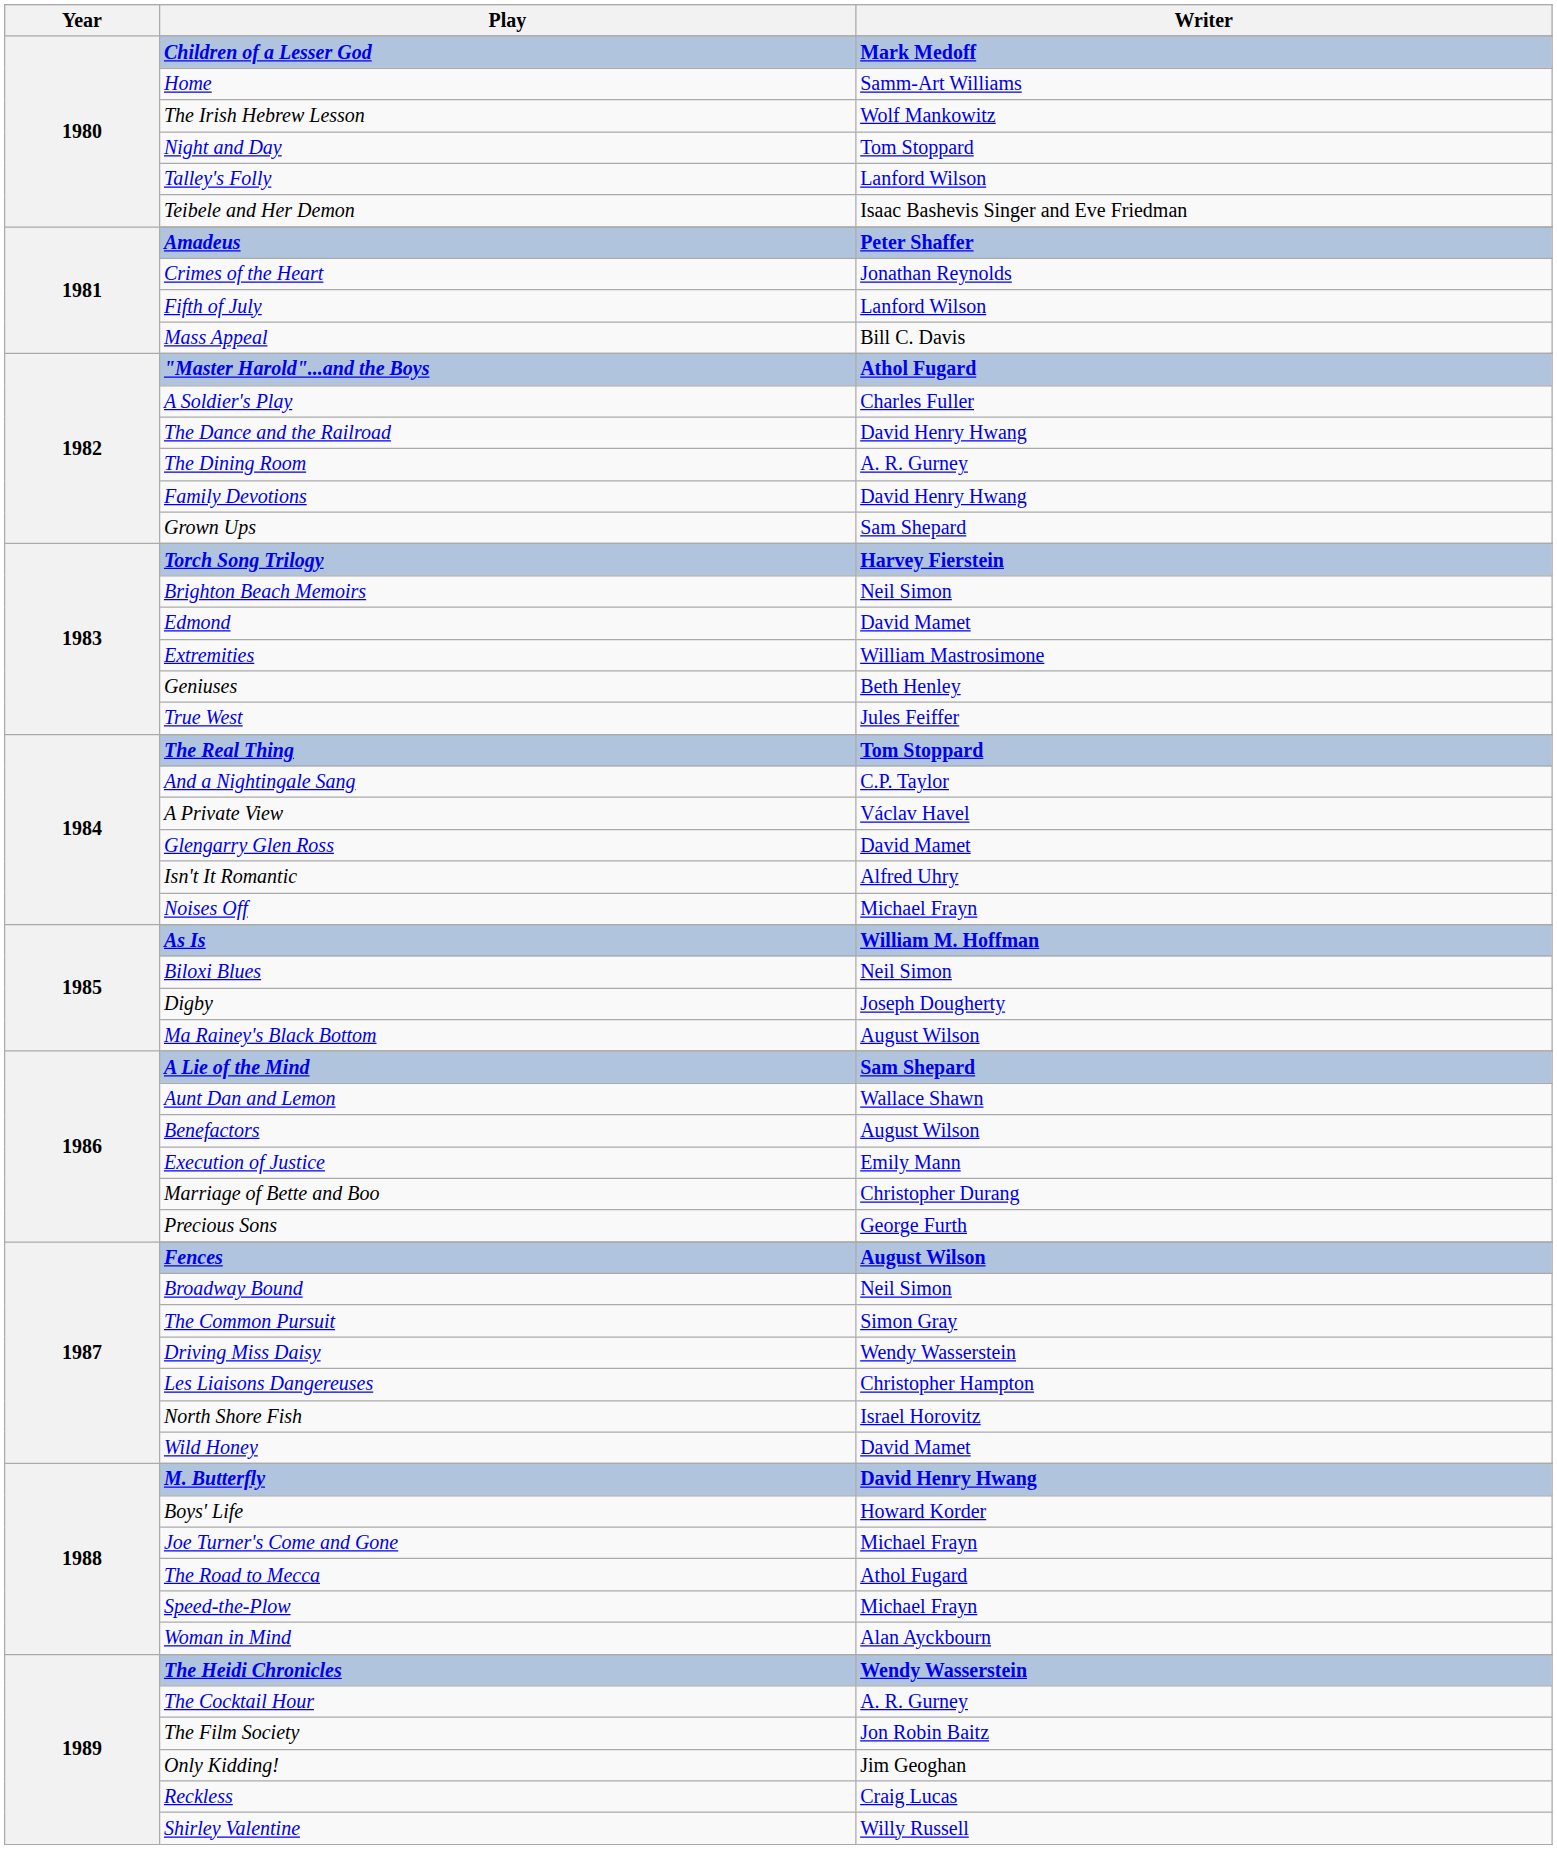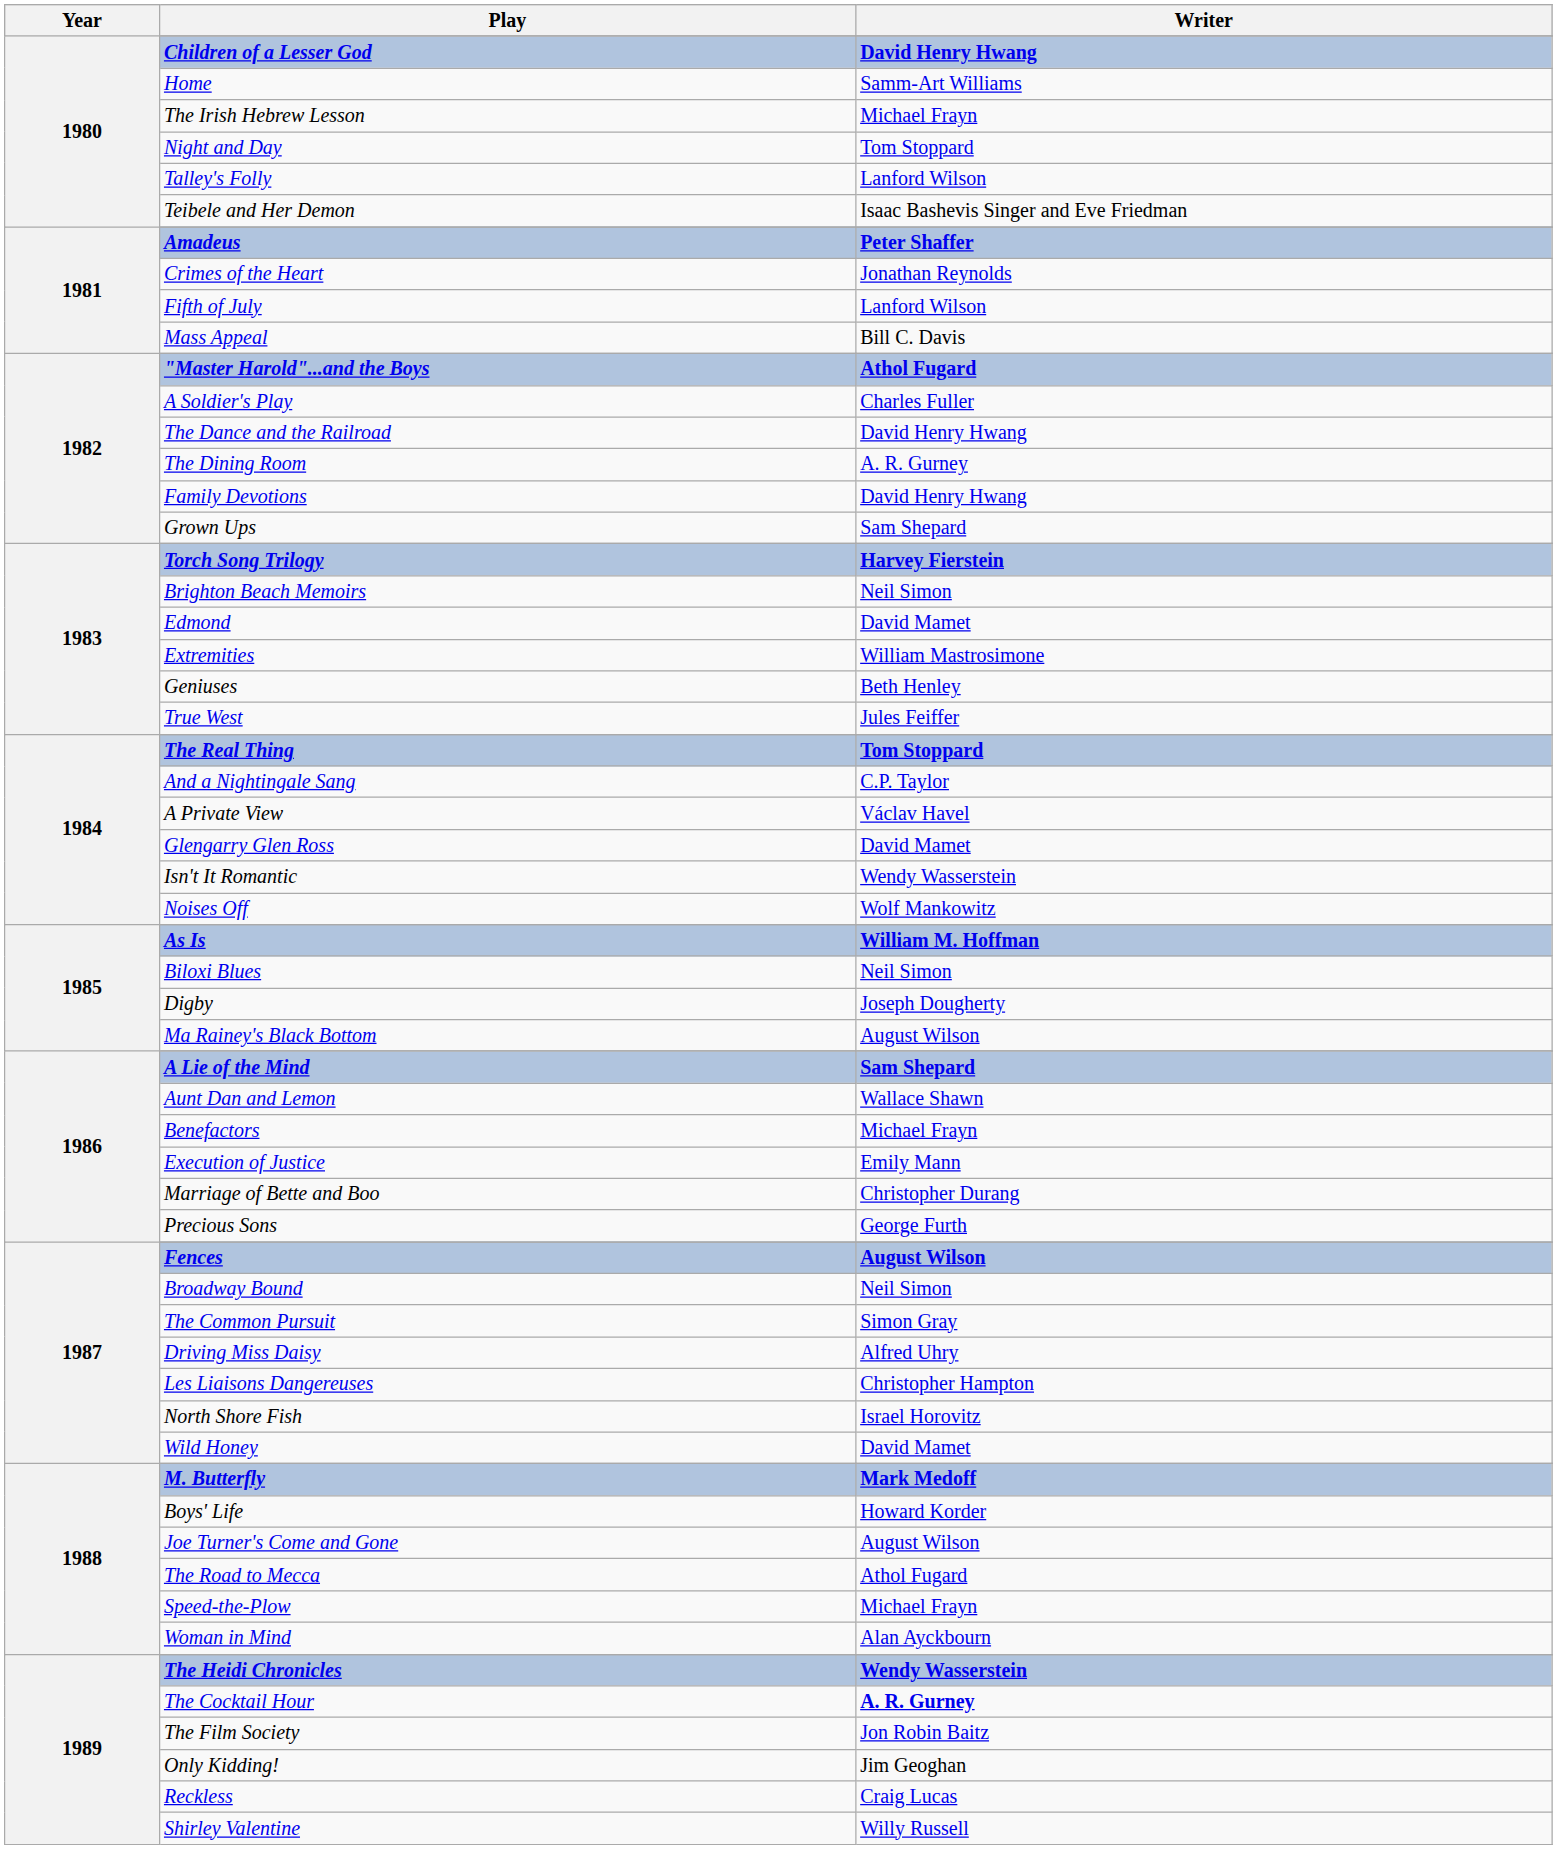(918, 52) Mark Medoff -> (948, 52) David Henry Hwang
(928, 115) Wolf Mankowitz -> (919, 115) Michael Frayn
(909, 876) Alfred Uhry -> (938, 876) Wendy Wasserstein
(919, 908) Michael Frayn -> (928, 908) Wolf Mankowitz
(920, 1130) August Wilson -> (919, 1130) Michael Frayn
(938, 1352) Wendy Wasserstein -> (909, 1352) Alfred Uhry
(948, 1479) David Henry Hwang -> (918, 1479) Mark Medoff
(919, 1542) Michael Frayn -> (920, 1542) August Wilson
(914, 1701) normal -> (917, 1701) bold
